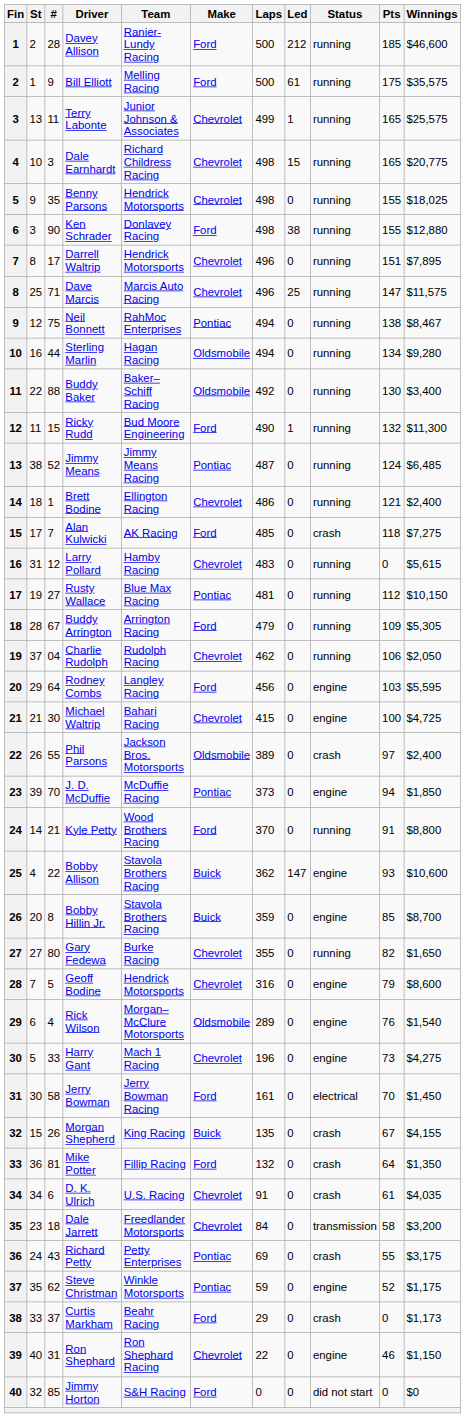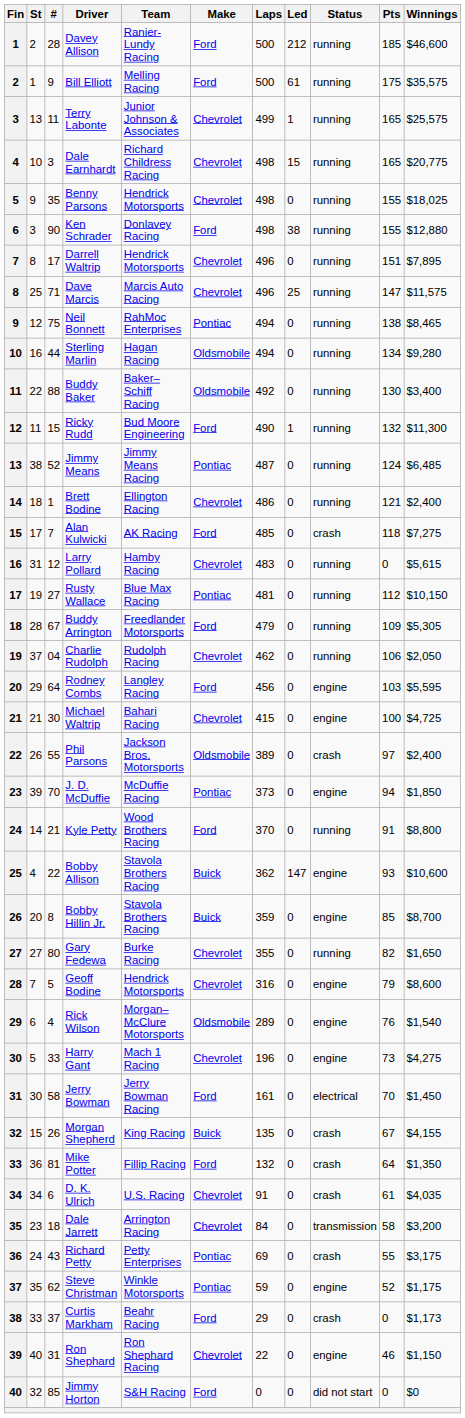(424, 323) $8,467 -> (424, 323) $8,465
(147, 625) Arrington Racing -> (154, 625) Freedlander Motorsports
(154, 1225) Freedlander Motorsports -> (147, 1225) Arrington Racing
